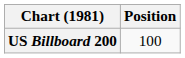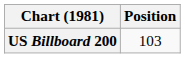(150, 40) 100 -> (150, 40) 103
